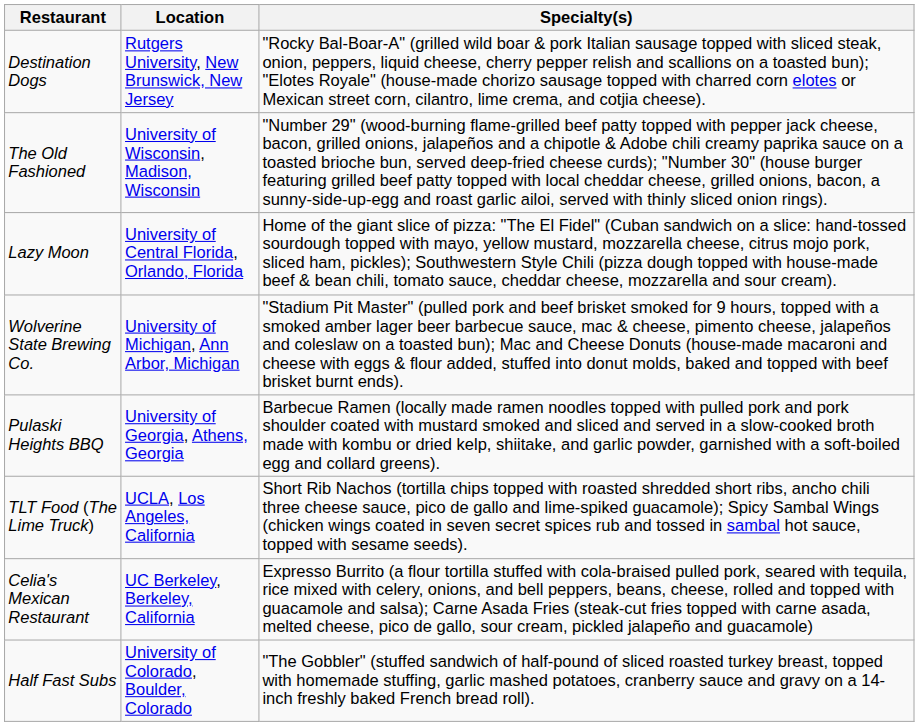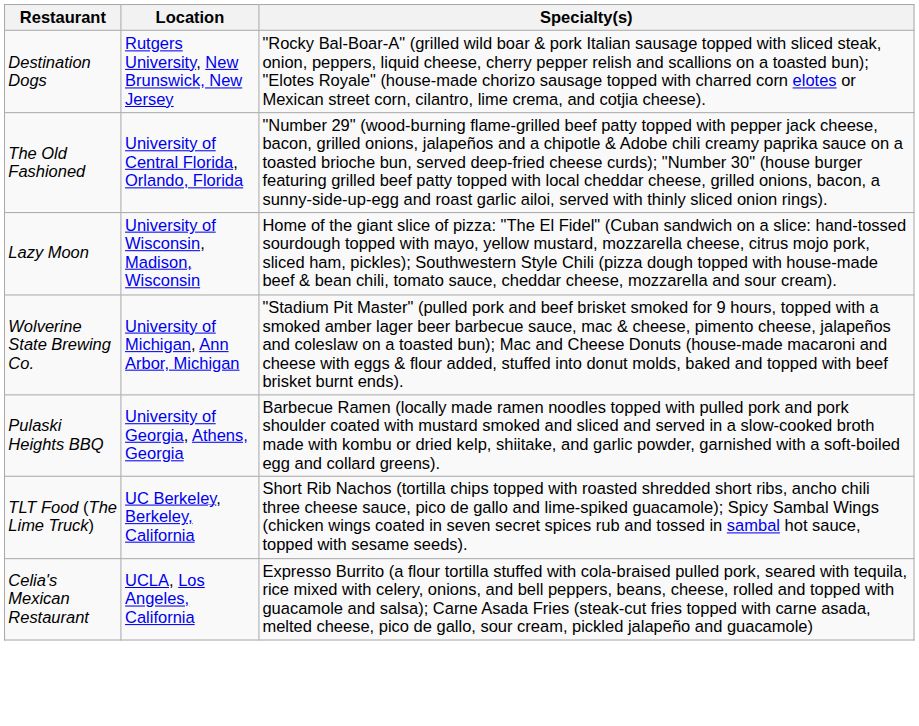(170, 162) University of Wisconsin, Madison, Wisconsin -> (184, 162) University of Central Florida, Orlando, Florida
(184, 253) University of Central Florida, Orlando, Florida -> (170, 253) University of Wisconsin, Madison, Wisconsin
(165, 517) UCLA, Los Angeles, California -> (173, 517) UC Berkeley, Berkeley, California
(173, 599) UC Berkeley, Berkeley, California -> (165, 599) UCLA, Los Angeles, California
- row: (62, 680)
